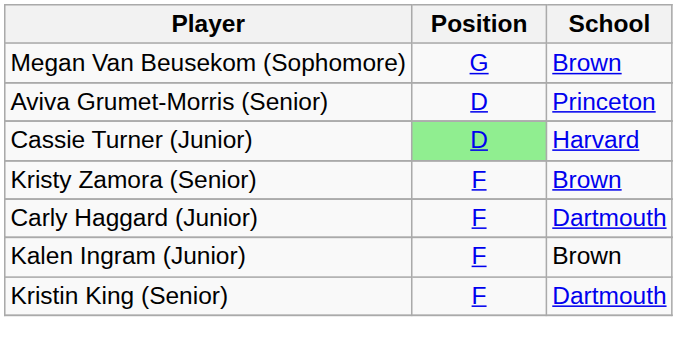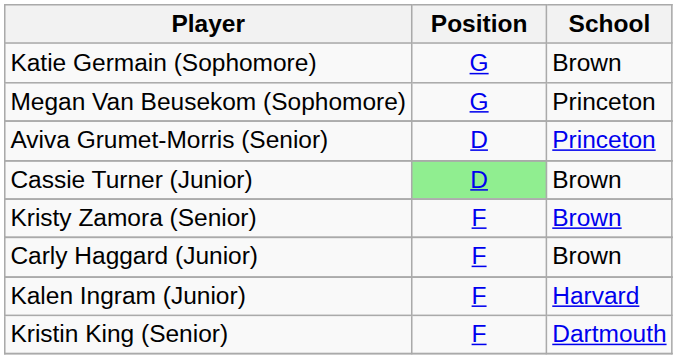+ row: (163, 62)
(587, 62) Brown -> (604, 101) Princeton
(596, 140) Harvard -> (587, 179) Brown
(609, 218) Dartmouth -> (587, 256) Brown
(587, 256) Brown -> (596, 295) Harvard
